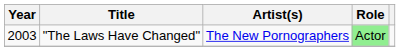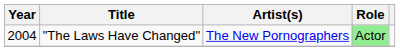(22, 35) 2003 -> (22, 35) 2004
